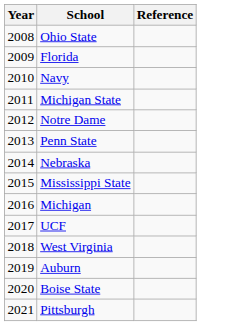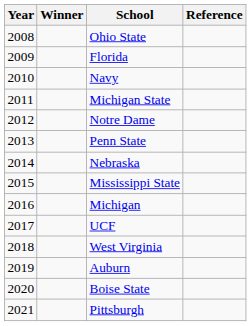+ column: (62, 15)
